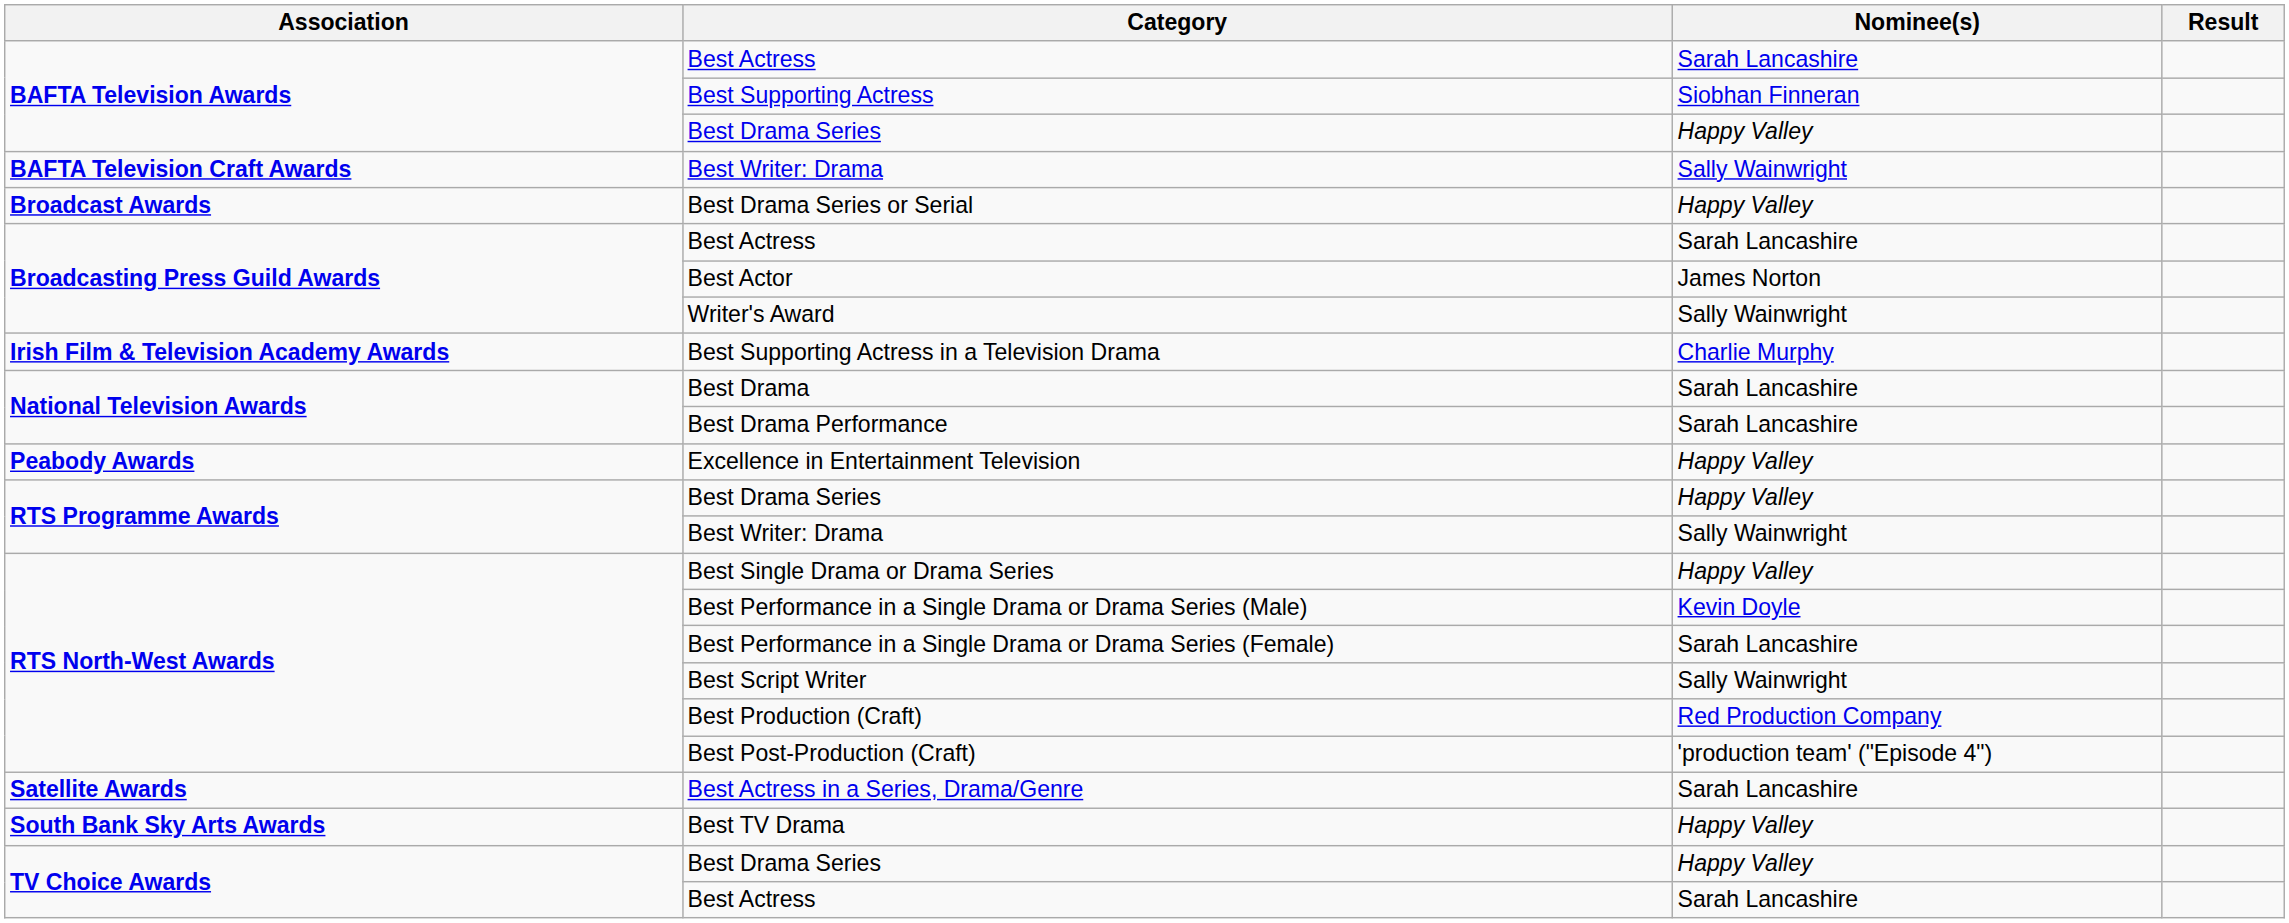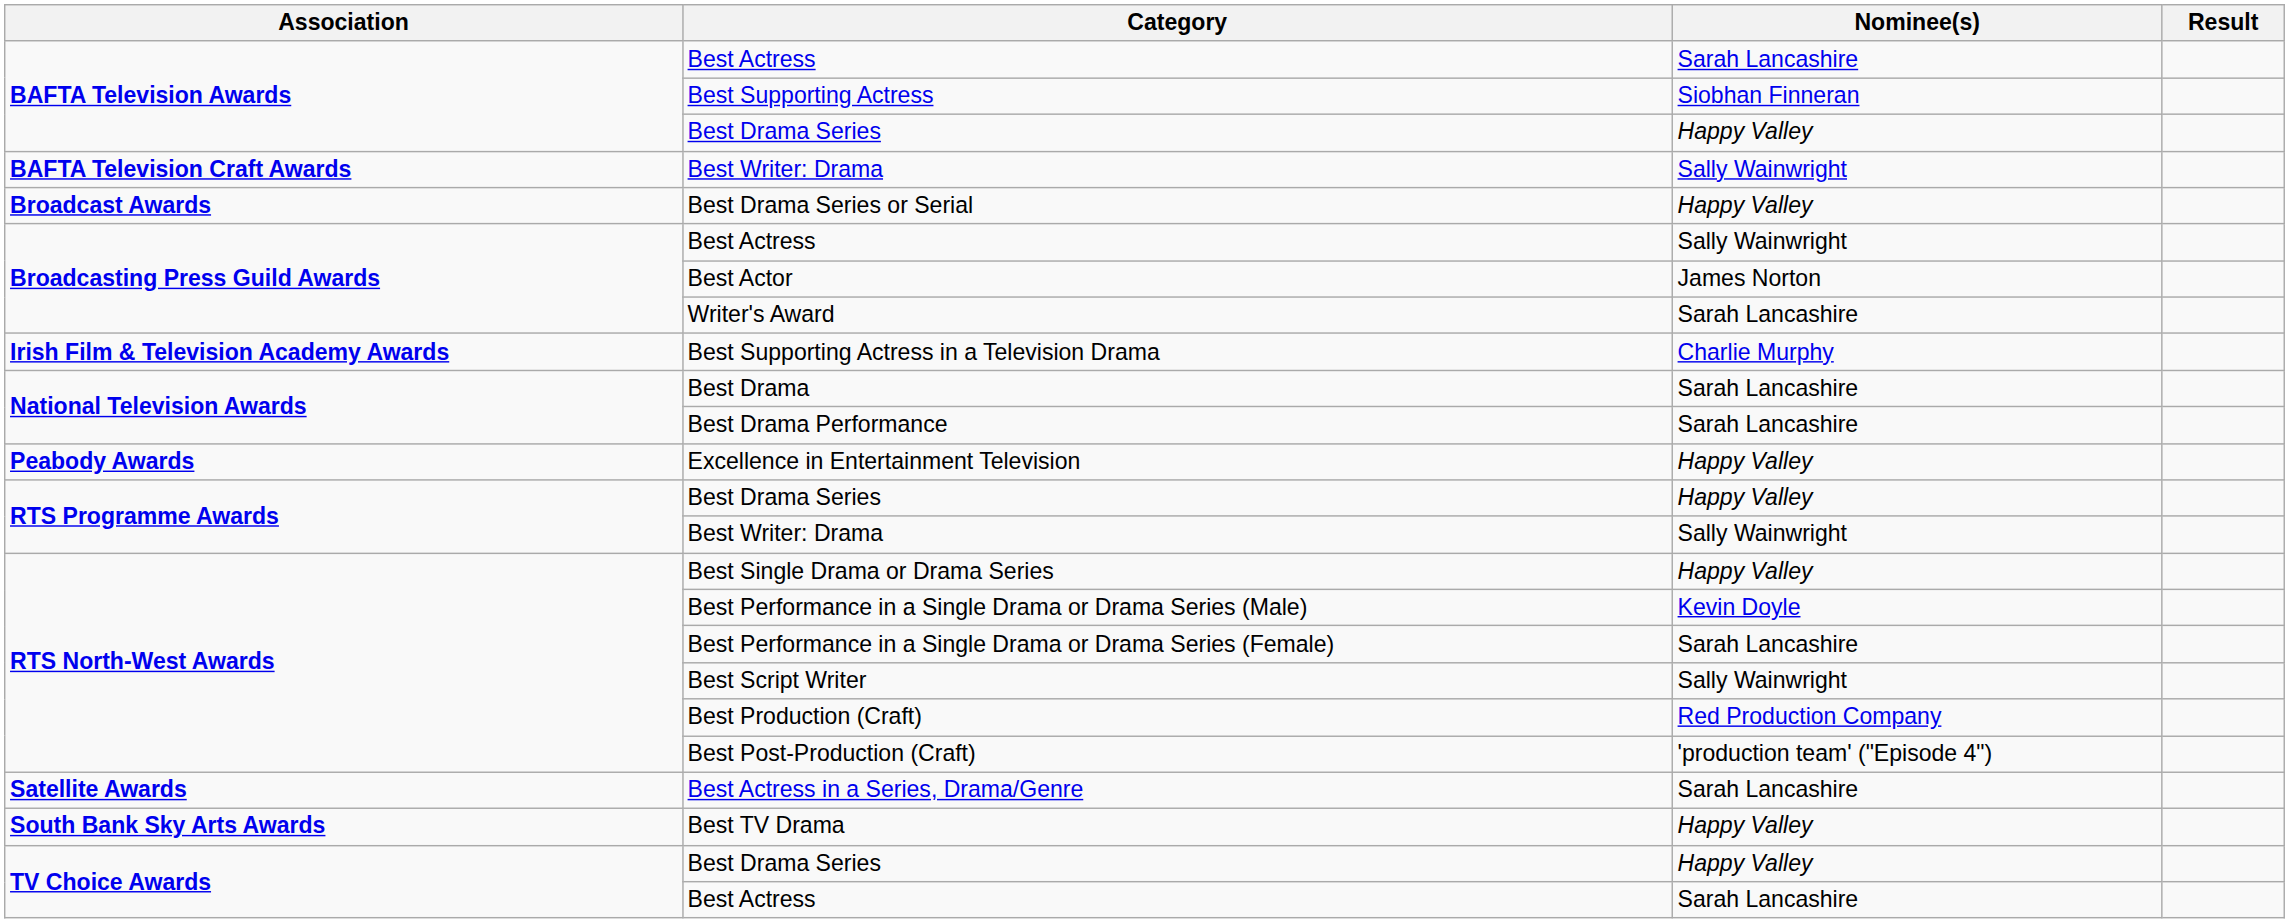(1768, 242) Sarah Lancashire -> (1762, 242) Sally Wainwright
(1762, 315) Sally Wainwright -> (1768, 315) Sarah Lancashire
